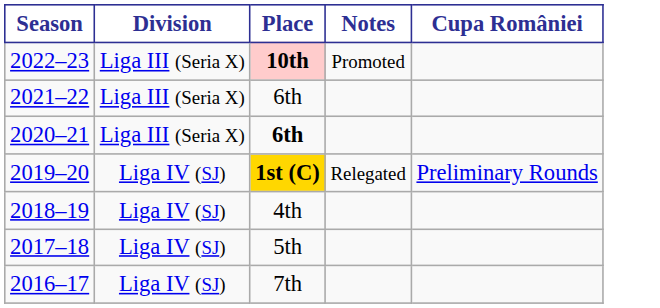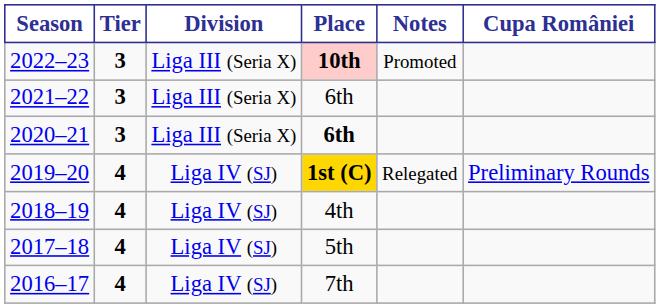+ column: (120, 23)
